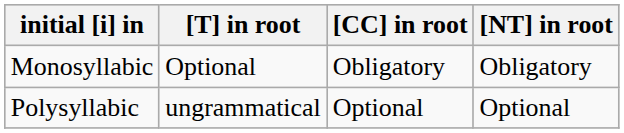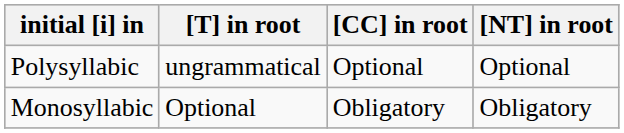rows swapped: (82, 66) <-> (75, 107)
